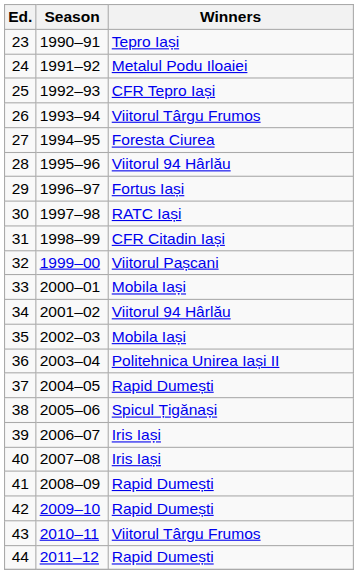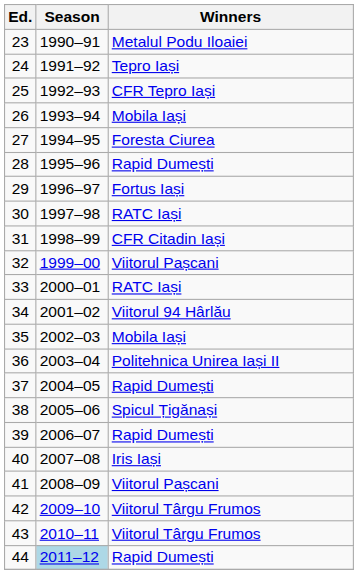(145, 42) Tepro Iași -> (180, 42) Metalul Podu Iloaiei
(180, 66) Metalul Podu Iloaiei -> (145, 66) Tepro Iași
(186, 115) Viitorul Târgu Frumos -> (149, 115) Mobila Iași
(171, 165) Viitorul 94 Hârlău -> (163, 165) Rapid Dumești
(149, 287) Mobila Iași -> (147, 287) RATC Iași
(136, 435) Iris Iași -> (163, 435) Rapid Dumești
(163, 484) Rapid Dumești -> (165, 484) Viitorul Pașcani
(163, 509) Rapid Dumești -> (186, 509) Viitorul Târgu Frumos
(69, 558) no background -> (69, 558) lightblue background
